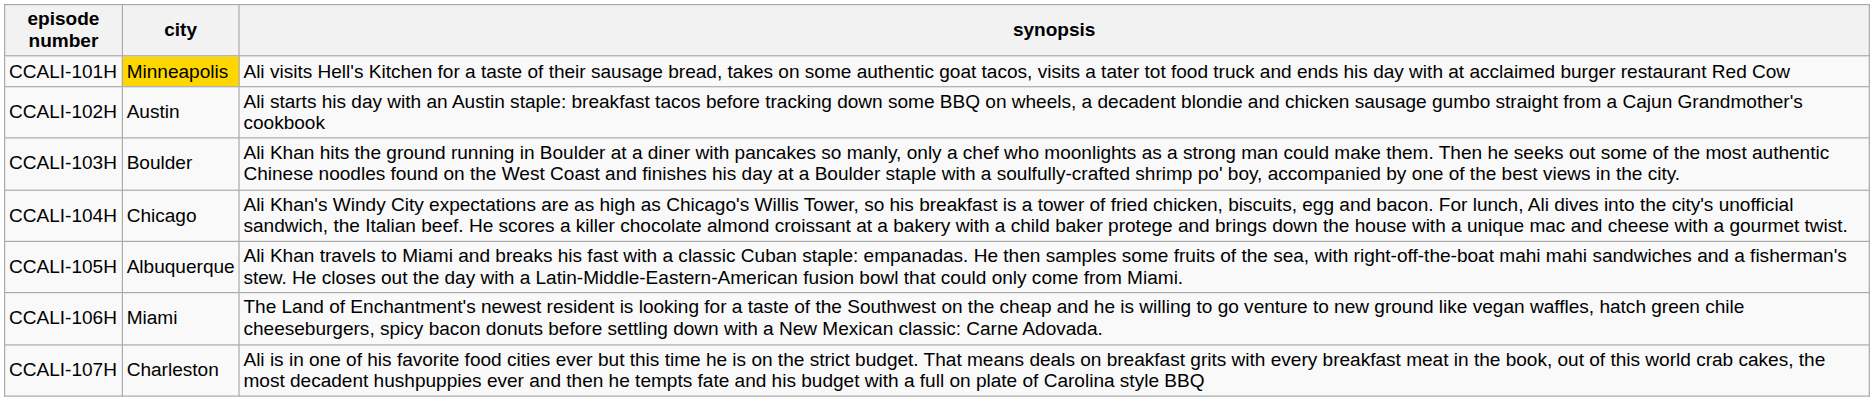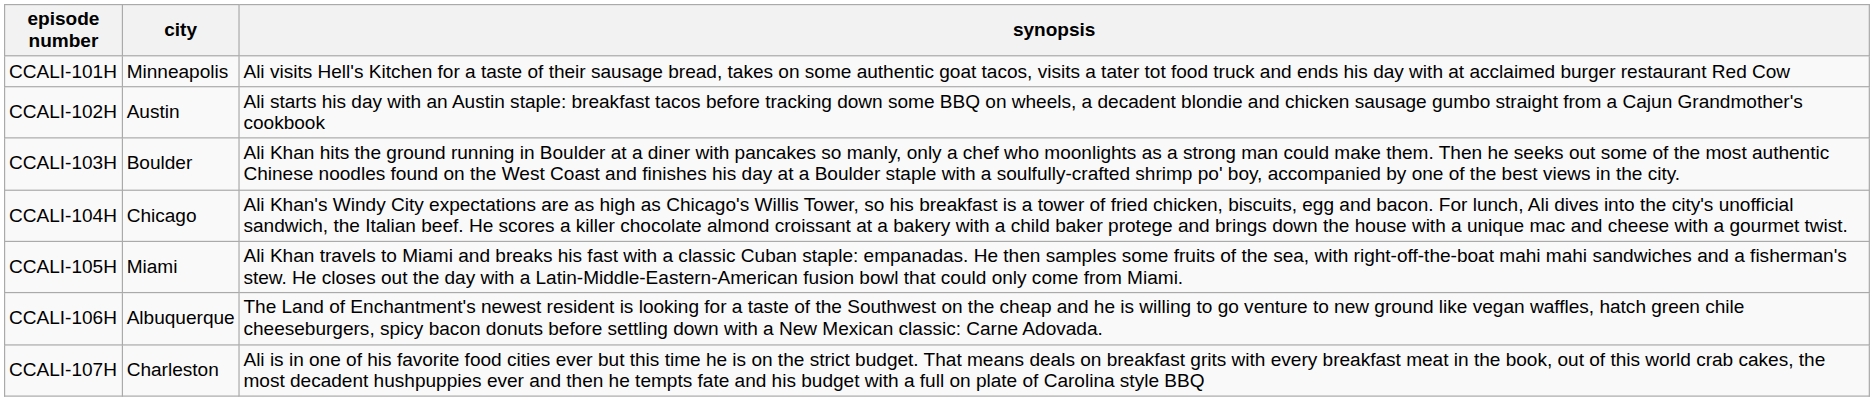(177, 71) gold background -> (177, 71) no background
(181, 266) Albuquerque -> (152, 266) Miami
(152, 318) Miami -> (181, 318) Albuquerque
